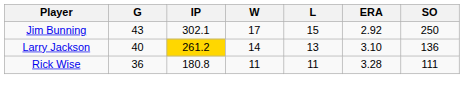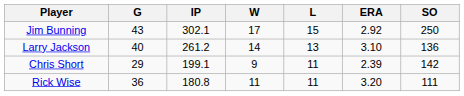(196, 47) gold background -> (196, 47) no background
+ row: (56, 64)
(371, 64) 3.28 -> (371, 82) 3.20
